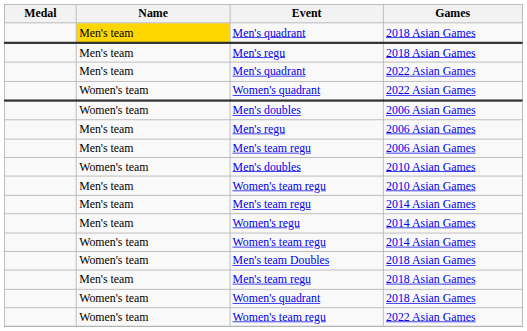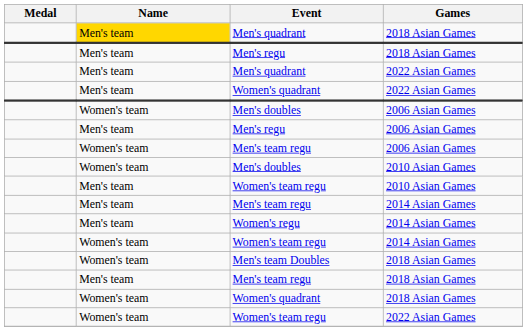(114, 90) Women's team -> (106, 90) Men's team
(106, 148) Men's team -> (114, 148) Women's team
